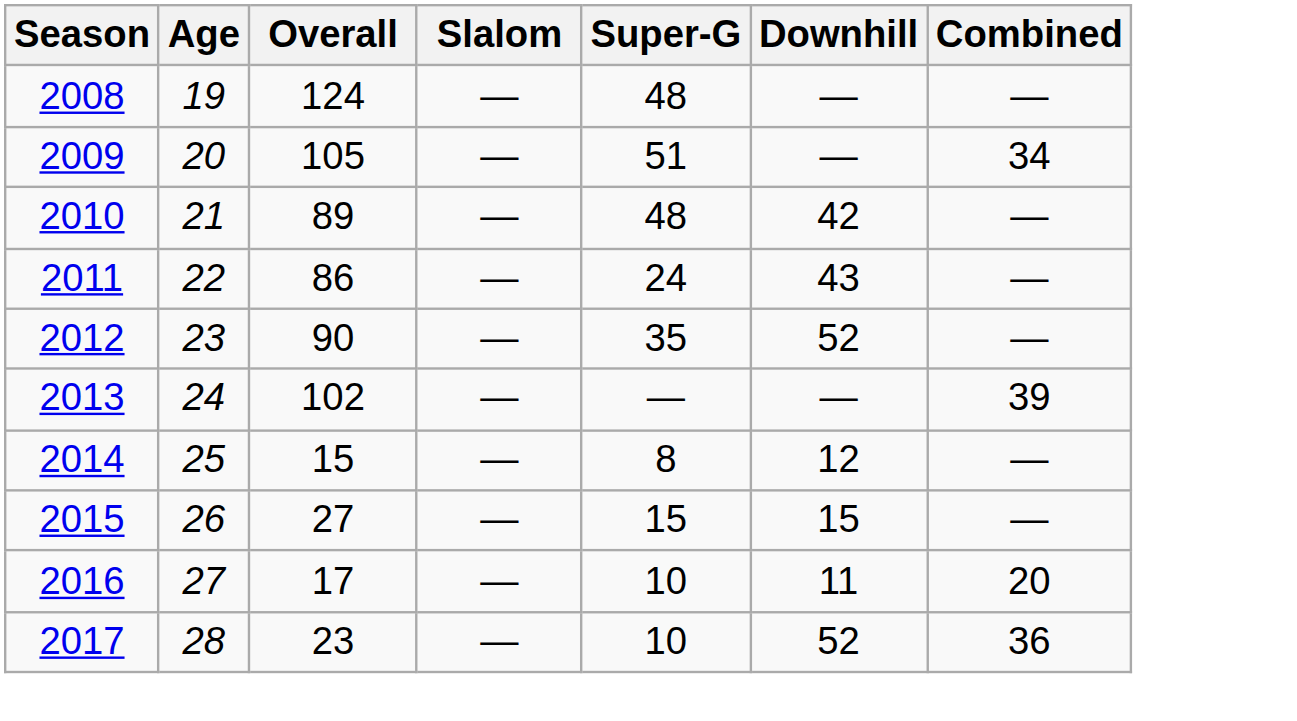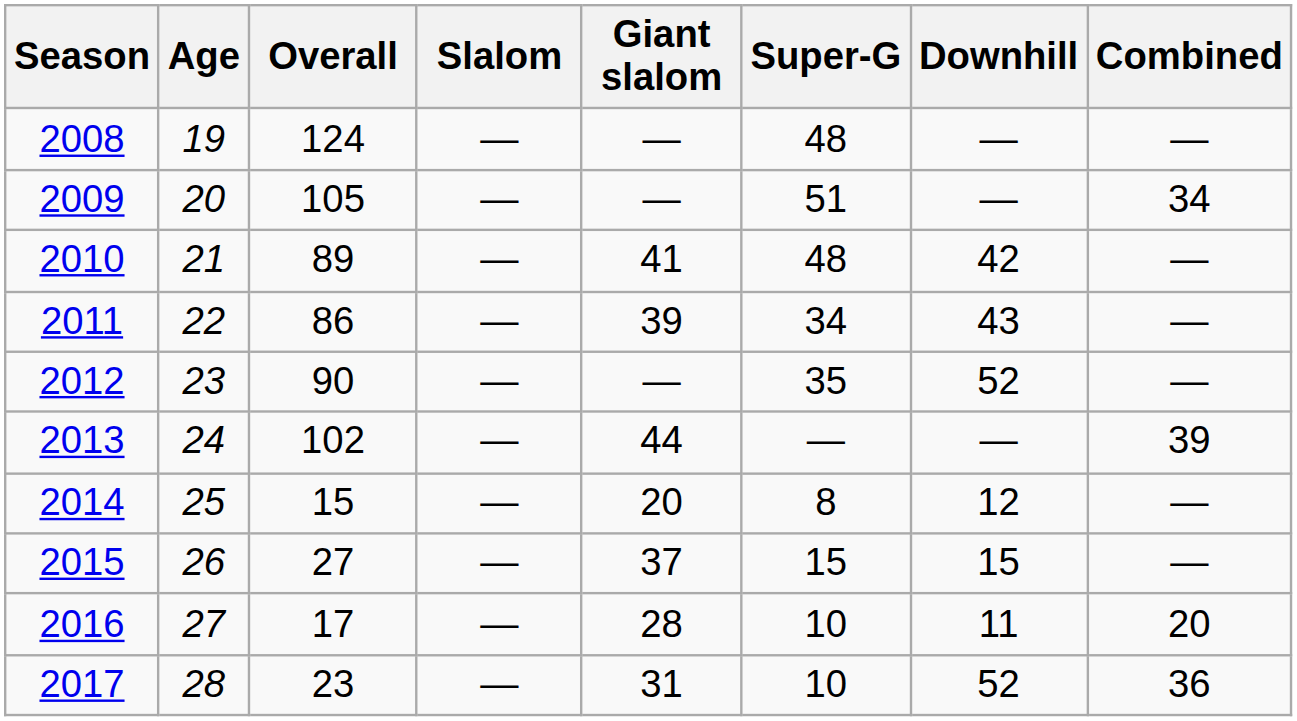+ column: (662, 56)
(666, 277) 24 -> (826, 320) 34
